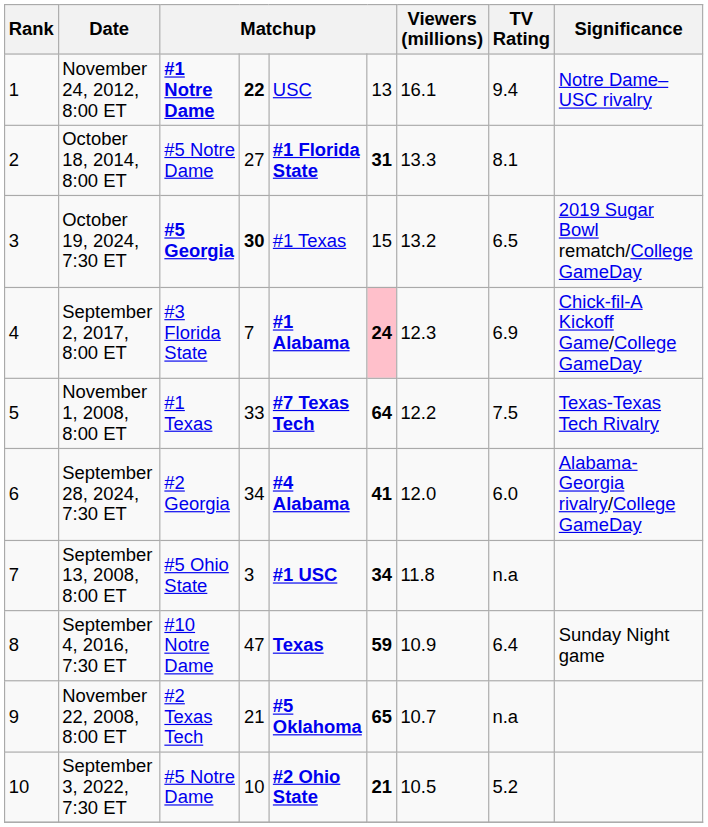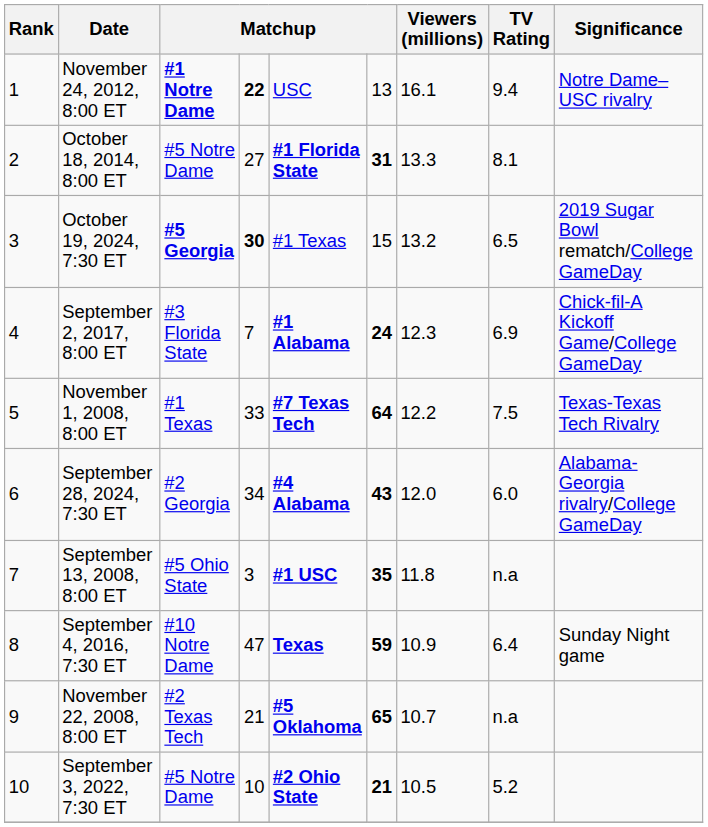(382, 332) pink background -> (382, 332) no background
(382, 494) 41 -> (382, 494) 43
(382, 575) 34 -> (382, 575) 35
